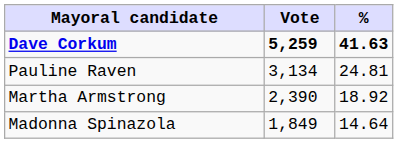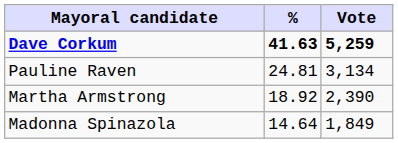columns swapped: (300, 18) <-> (364, 18)
